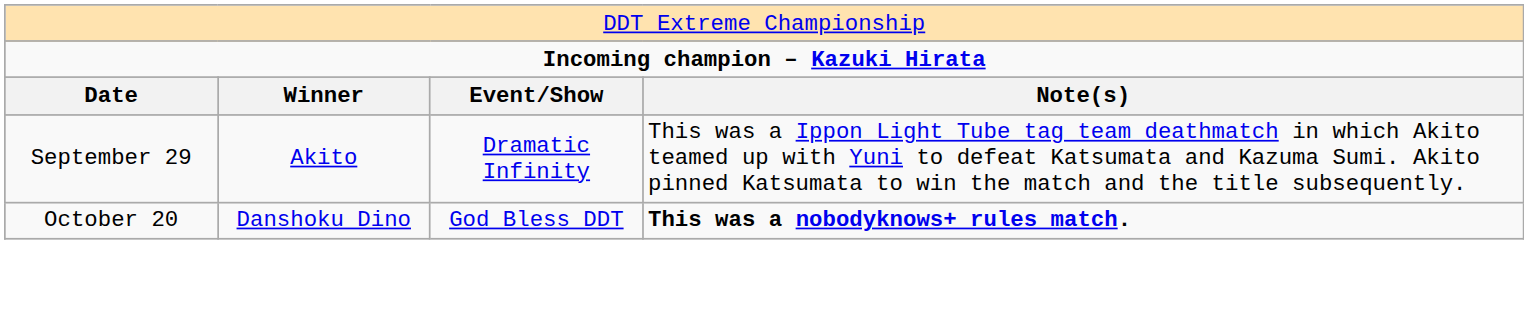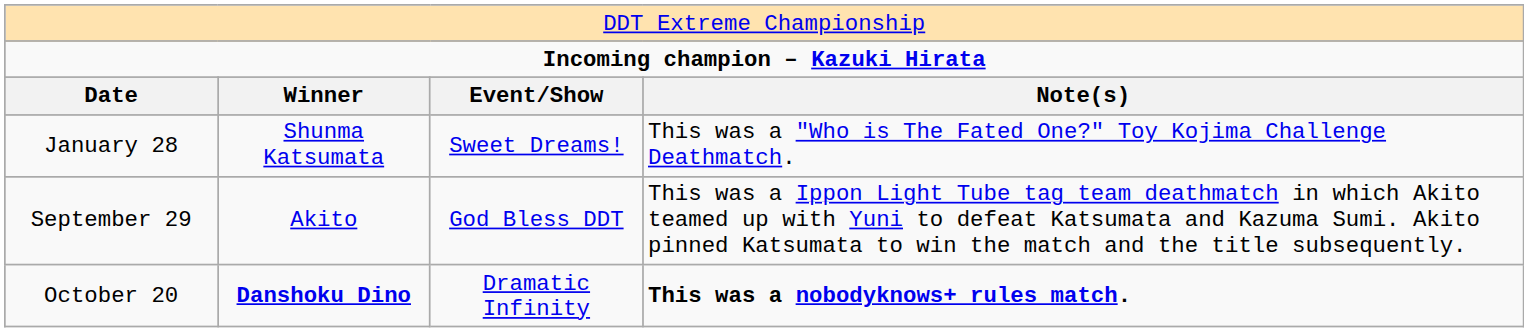+ row: (111, 145)
(536, 158) Dramatic Infinity -> (536, 220) God Bless DDT
(324, 220) normal -> (324, 296) bold
(536, 220) God Bless DDT -> (536, 296) Dramatic Infinity
